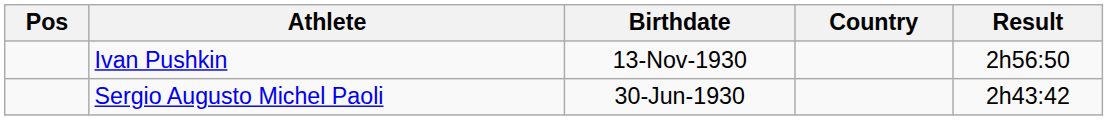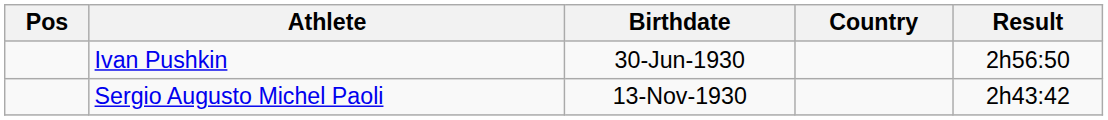(680, 59) 13-Nov-1930 -> (680, 59) 30-Jun-1930
(680, 96) 30-Jun-1930 -> (680, 96) 13-Nov-1930
